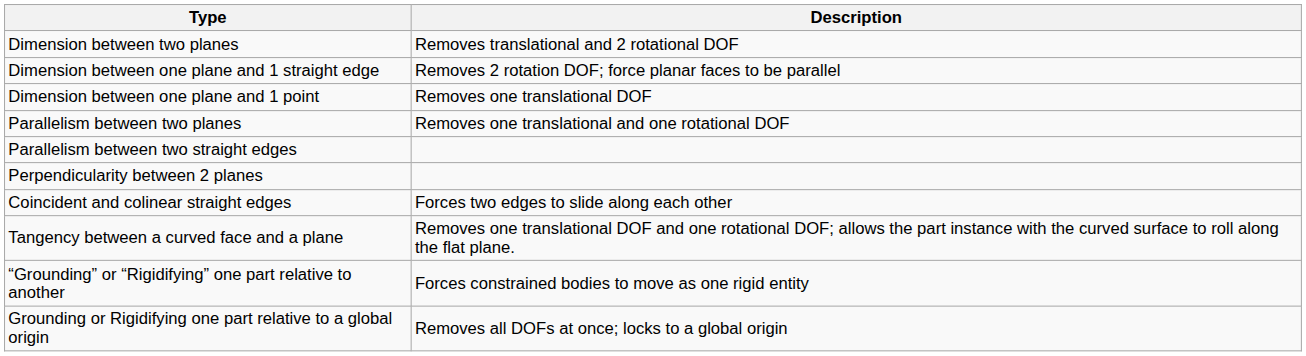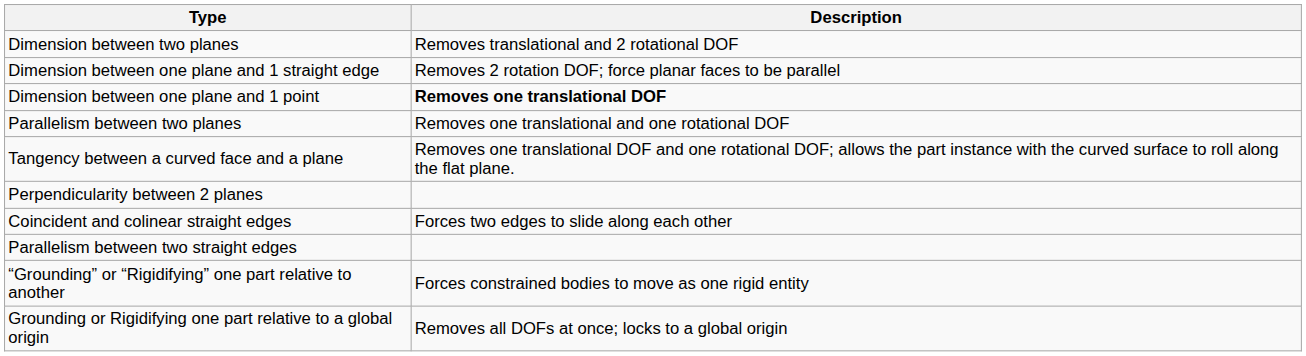(533, 96) normal -> (540, 96) bold
rows swapped: (153, 149) <-> (176, 238)
